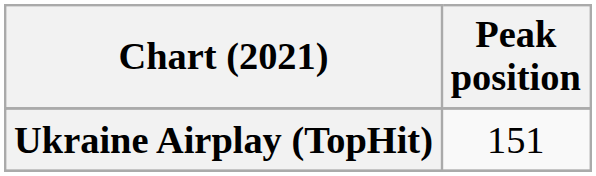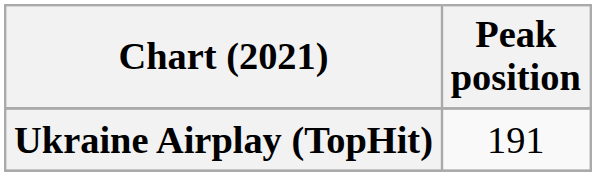(516, 139) 151 -> (516, 139) 191
